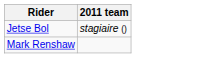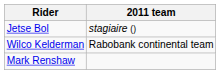+ row: (45, 45)
